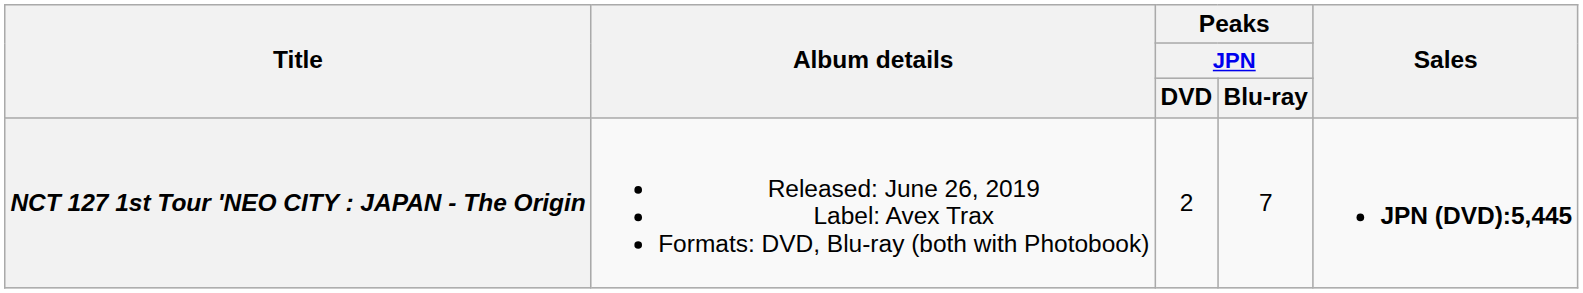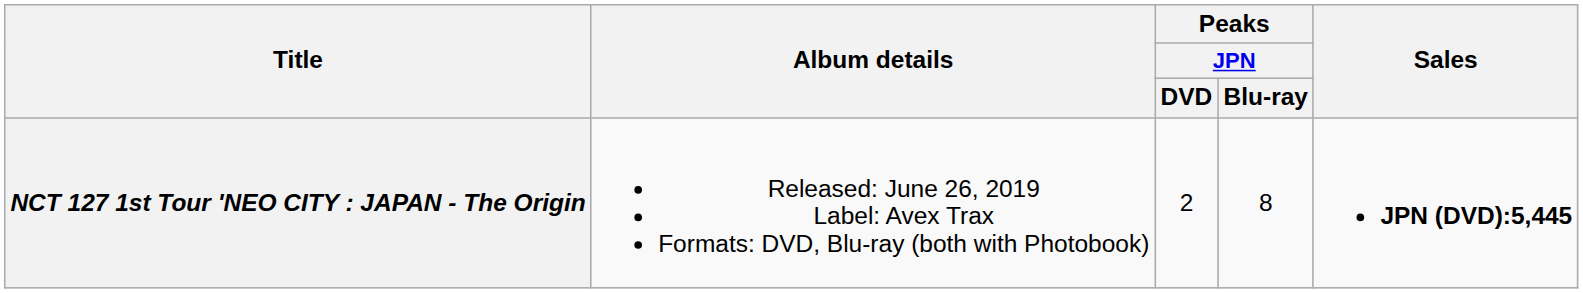(1266, 202) 7 -> (1266, 202) 8
